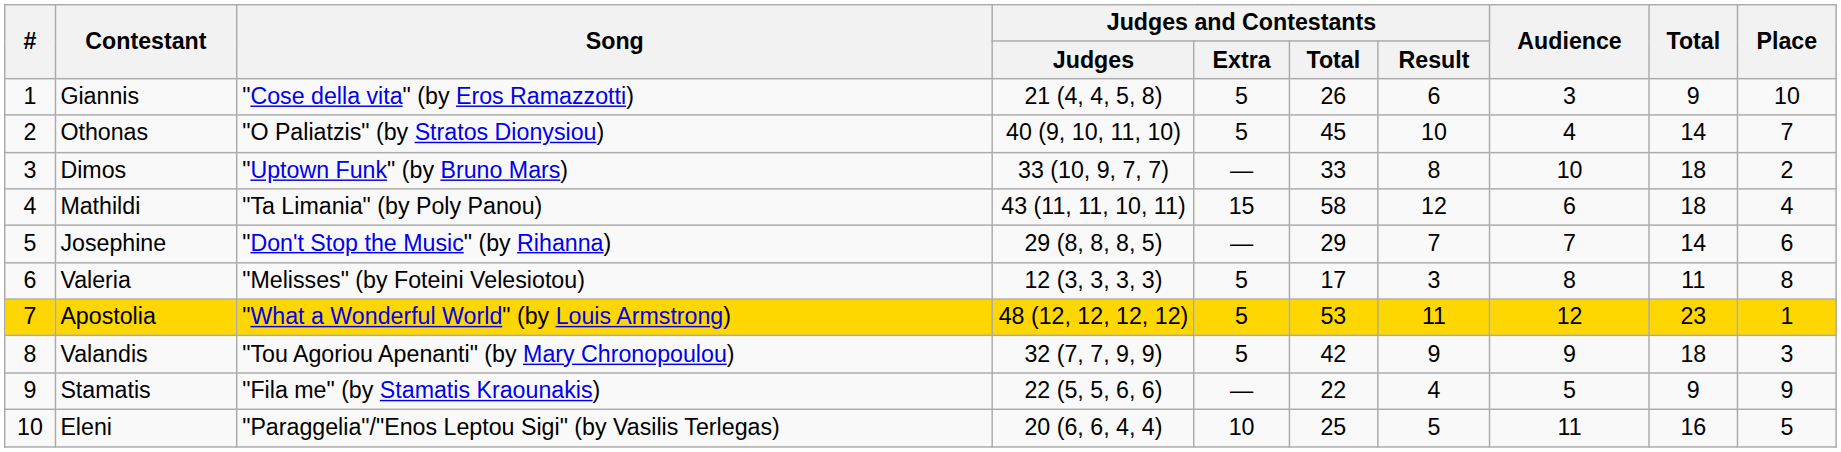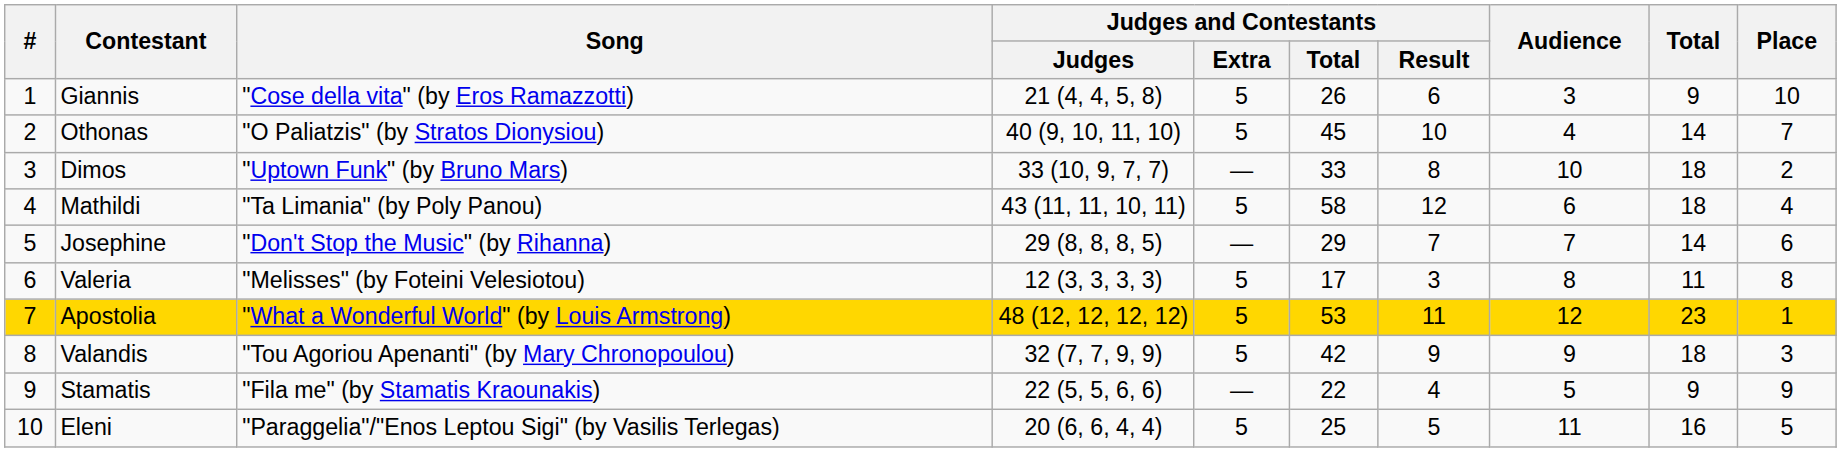(1242, 206) 15 -> (1242, 206) 5
(1242, 427) 10 -> (1242, 427) 5
